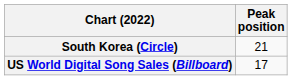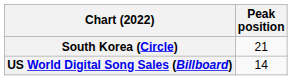(261, 65) 17 -> (261, 65) 14
